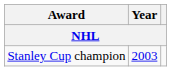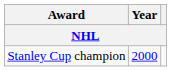(144, 55) 2003 -> (144, 55) 2000
